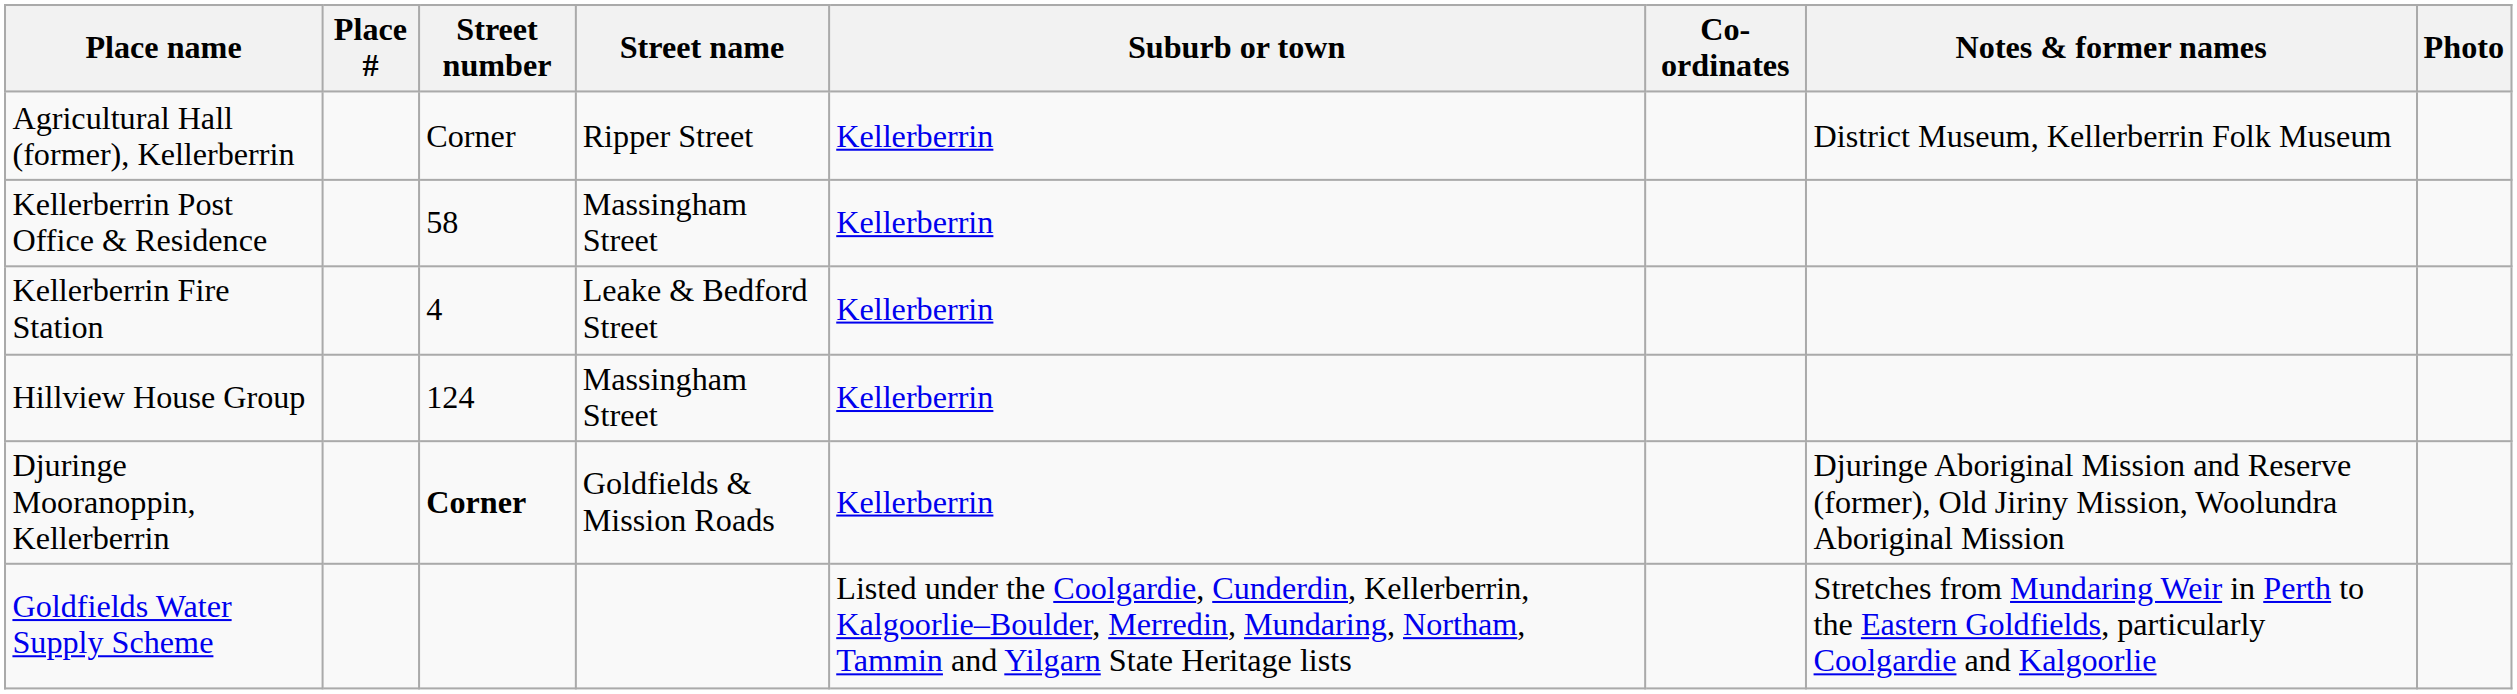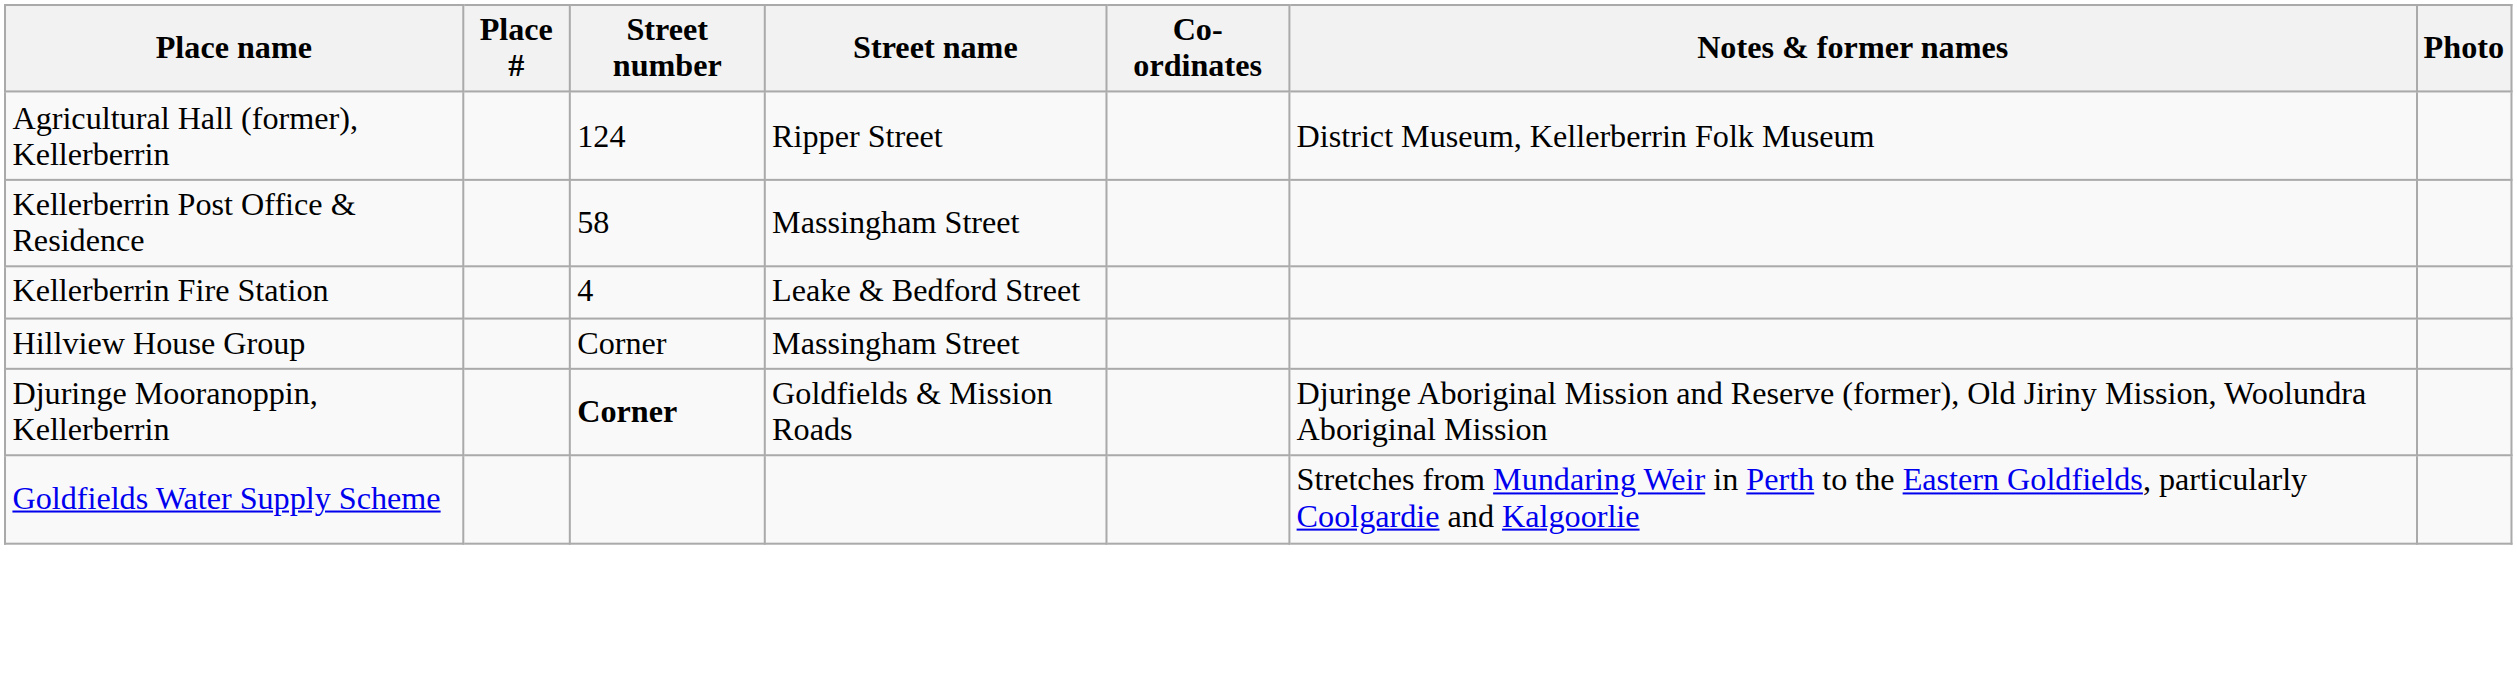- column: (1237, 48)
(471, 135) Corner -> (601, 135) 124
(450, 396) 124 -> (622, 342) Corner
